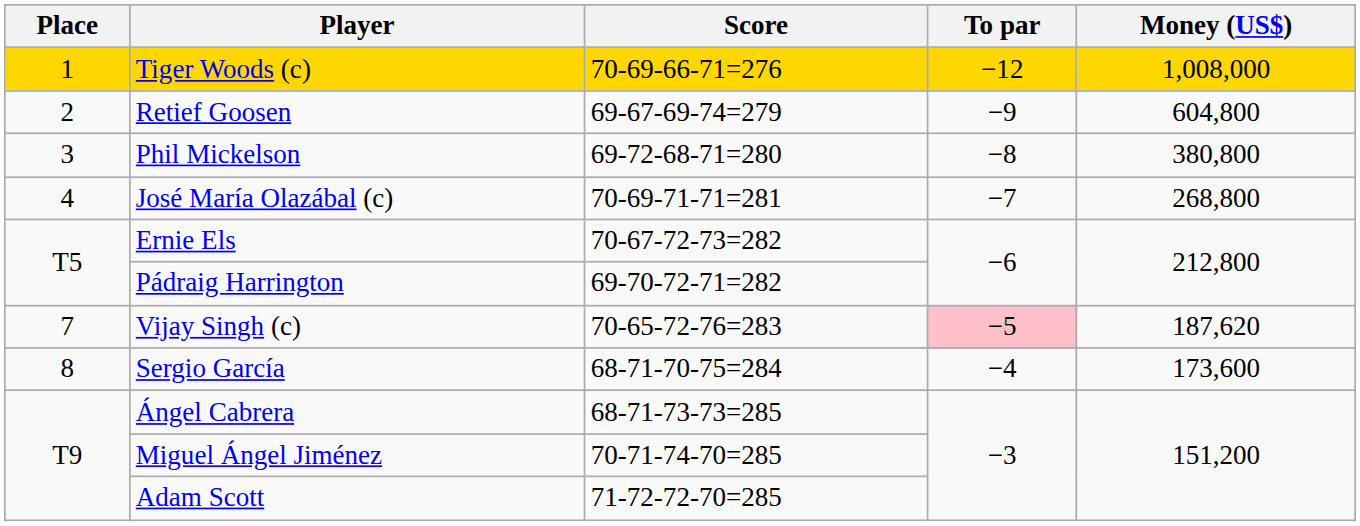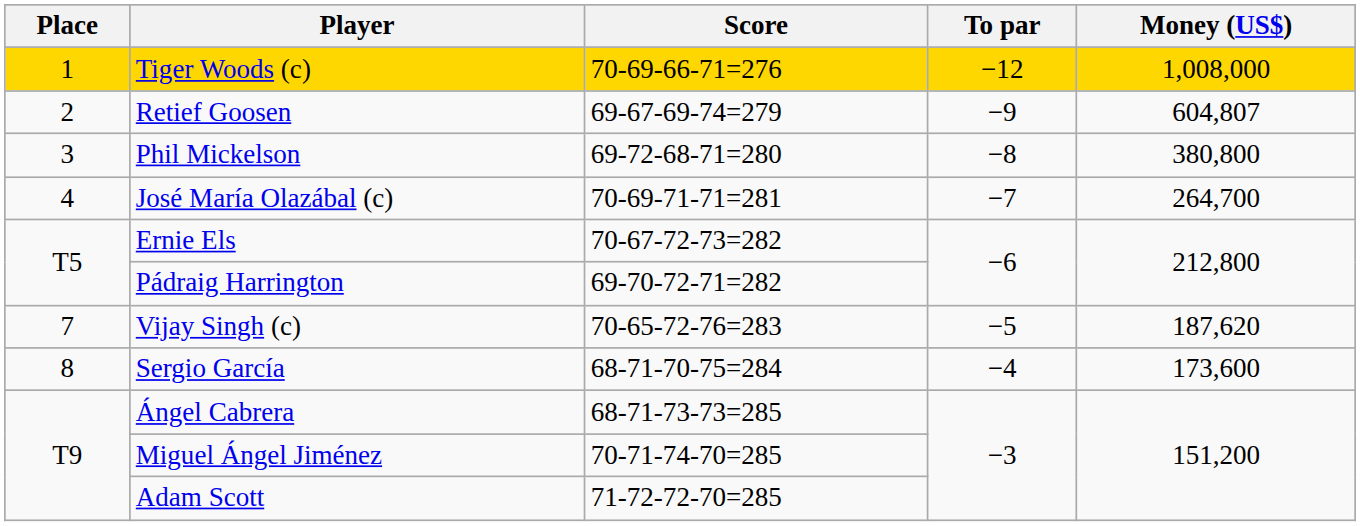(1216, 111) 604,800 -> (1216, 111) 604,807
(1216, 197) 268,800 -> (1216, 197) 264,700
(1002, 326) pink background -> (1002, 326) no background
